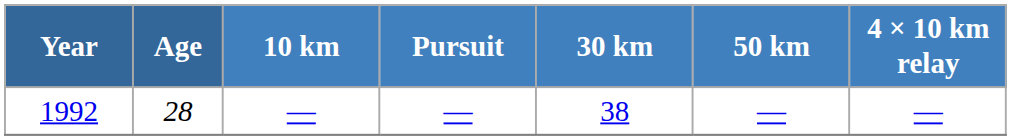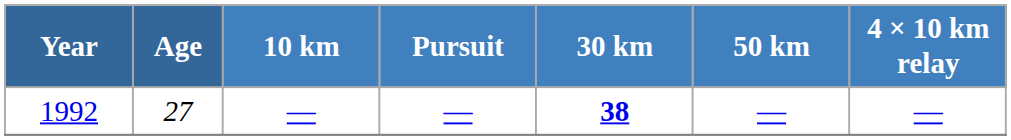(178, 110) 28 -> (178, 110) 27
(615, 110) normal -> (615, 110) bold
